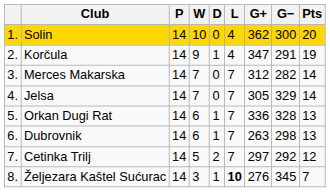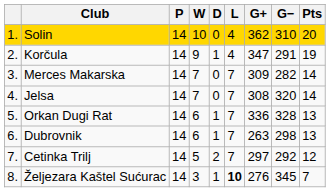(286, 34) 300 -> (286, 34) 310
(258, 75) 312 -> (258, 75) 309
(258, 95) 305 -> (258, 95) 308
(286, 95) 329 -> (286, 95) 320
